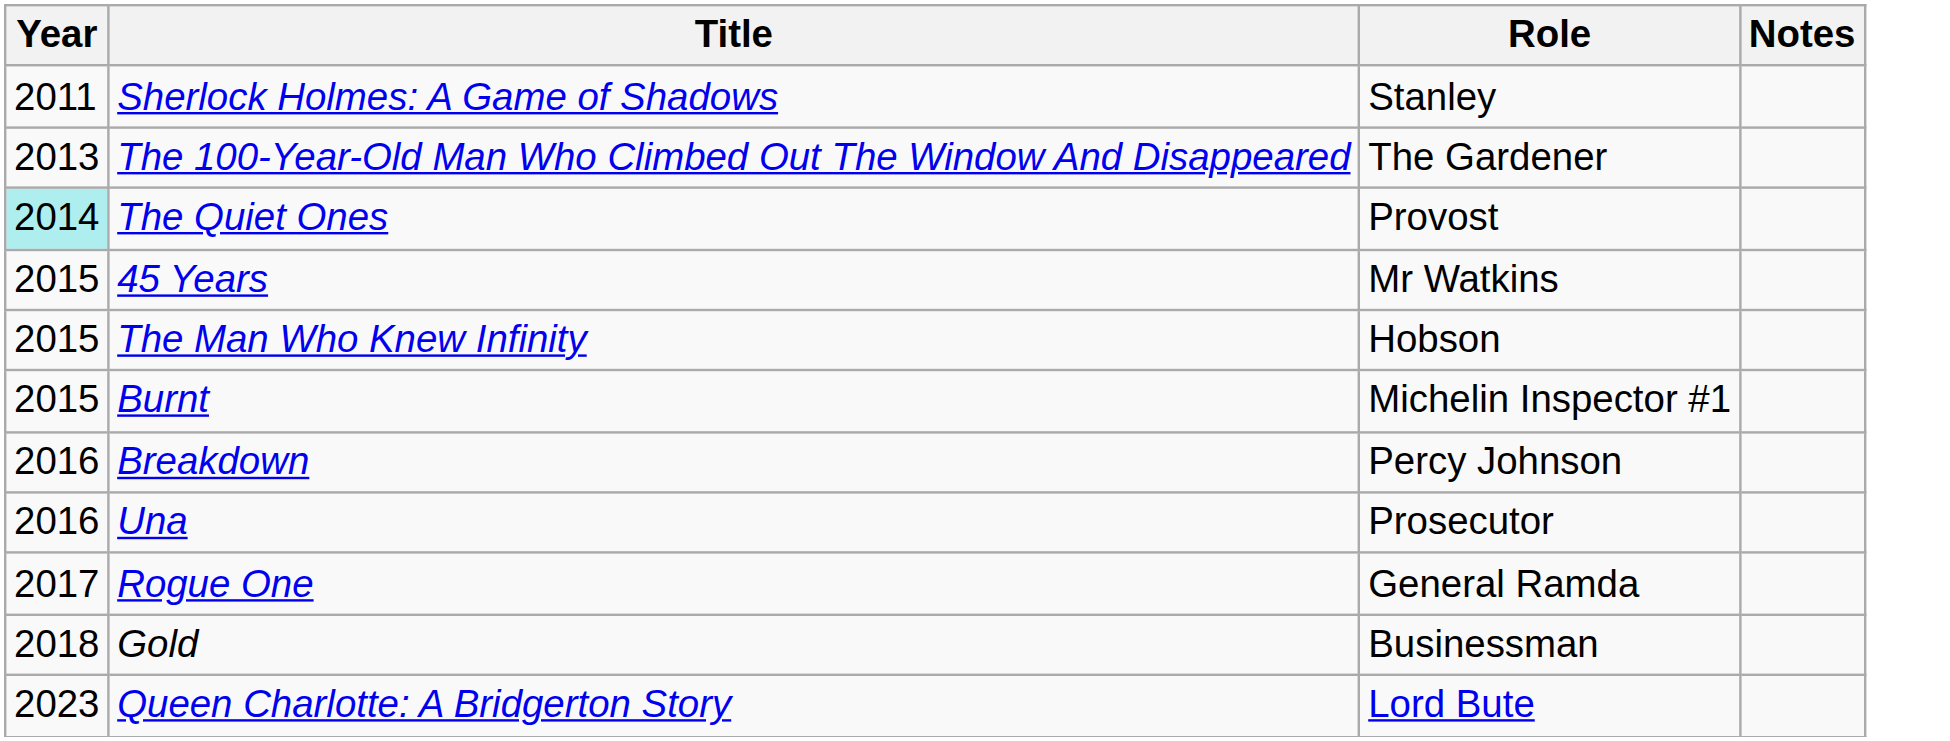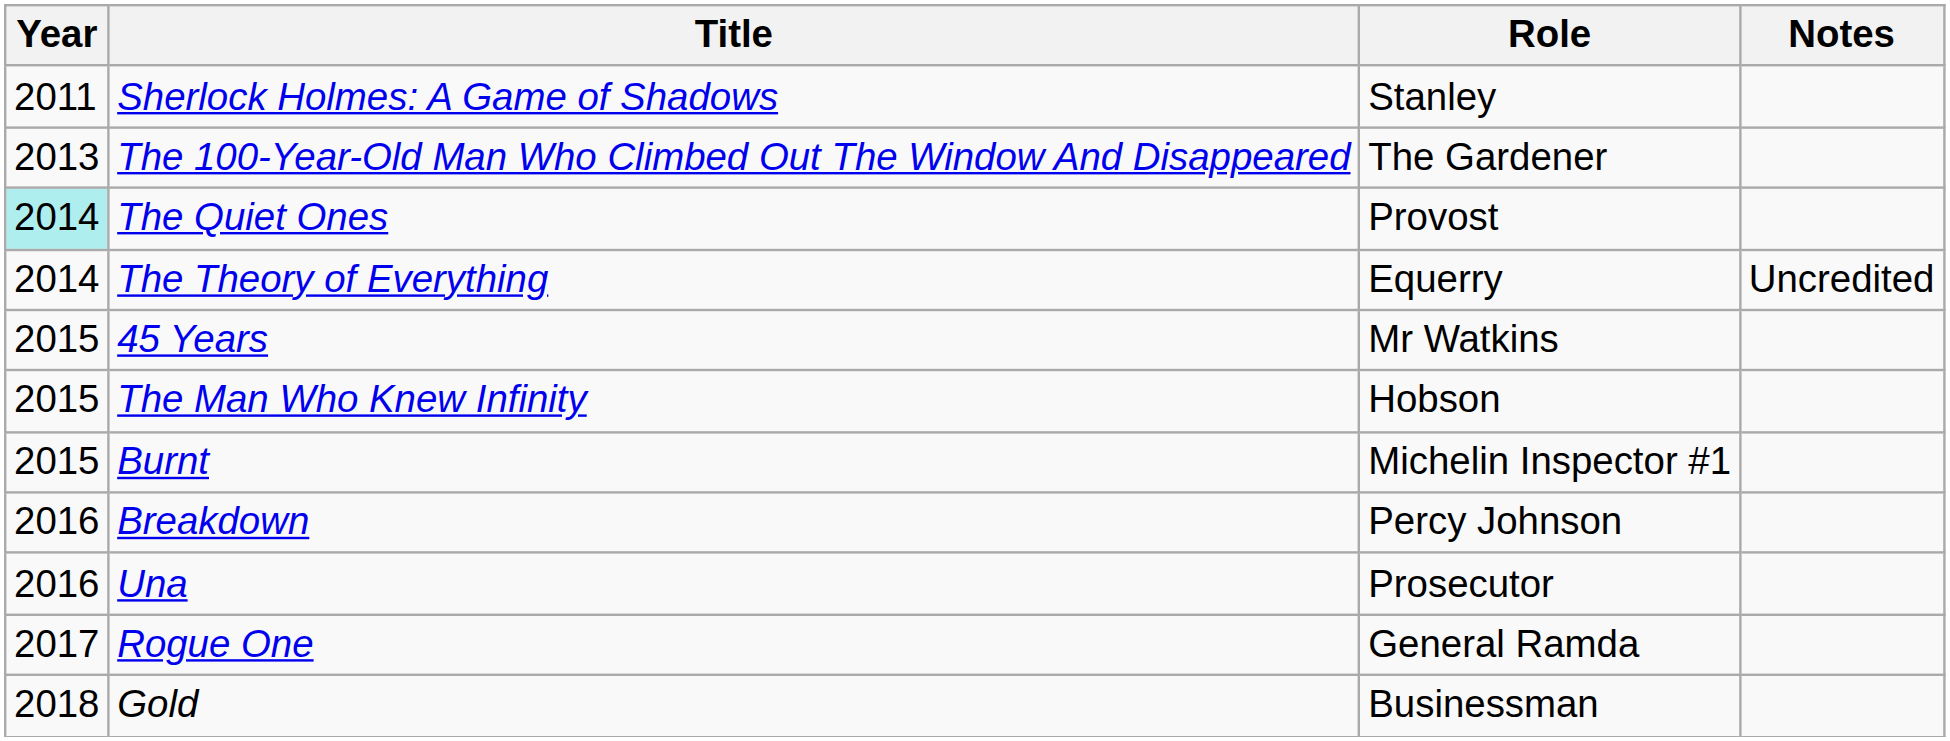+ row: (333, 278)
- row: (424, 704)
